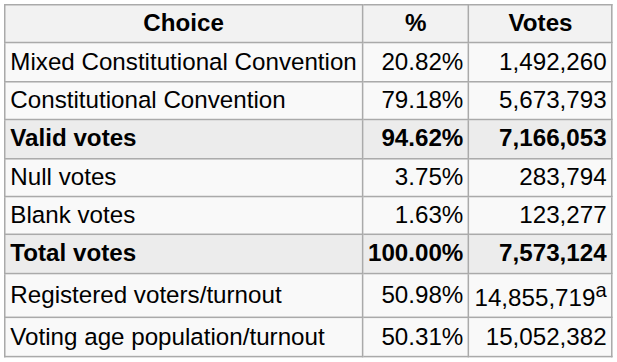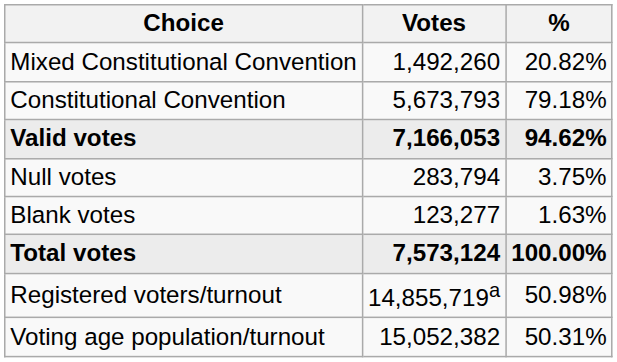columns swapped: (541, 23) <-> (416, 23)
